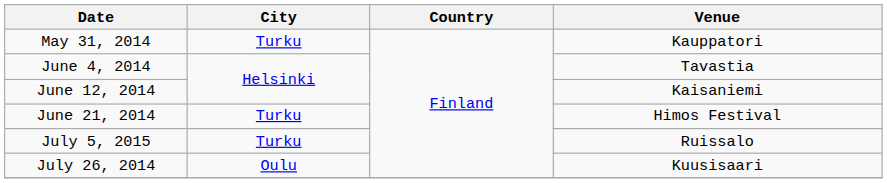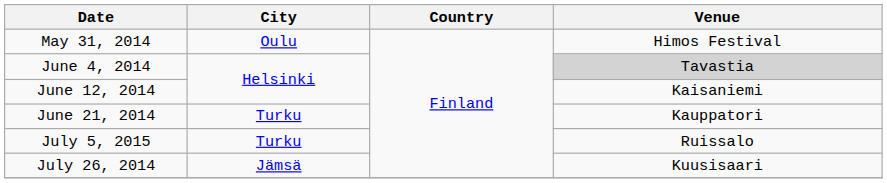(279, 42) Turku -> (279, 42) Oulu
(717, 42) Kauppatori -> (717, 42) Himos Festival
(717, 67) no background -> (717, 67) lightgrey background
(717, 116) Himos Festival -> (717, 116) Kauppatori
(279, 166) Oulu -> (279, 166) Jämsä
